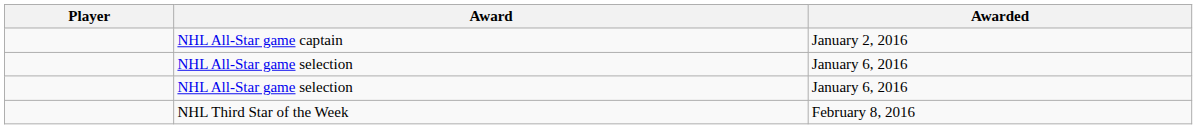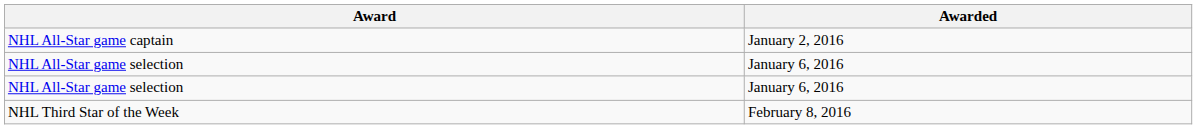- column: (89, 16)
